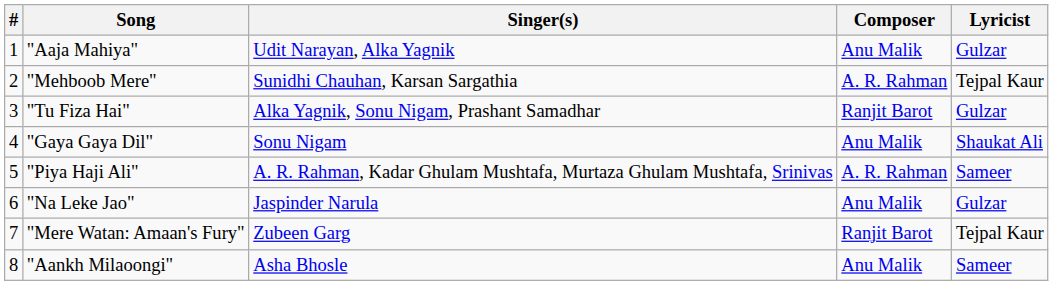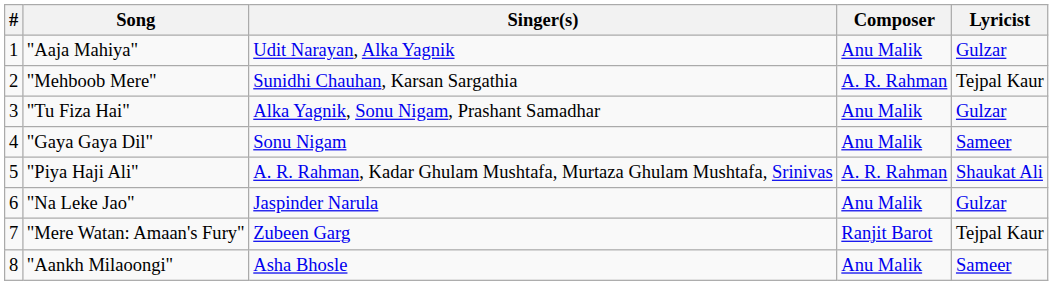(887, 111) Ranjit Barot -> (882, 111) Anu Malik
(999, 142) Shaukat Ali -> (984, 142) Sameer
(984, 172) Sameer -> (999, 172) Shaukat Ali
